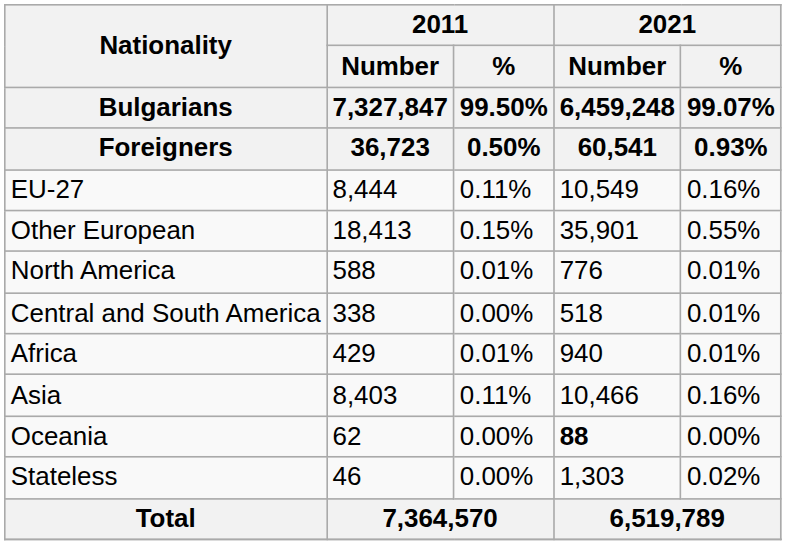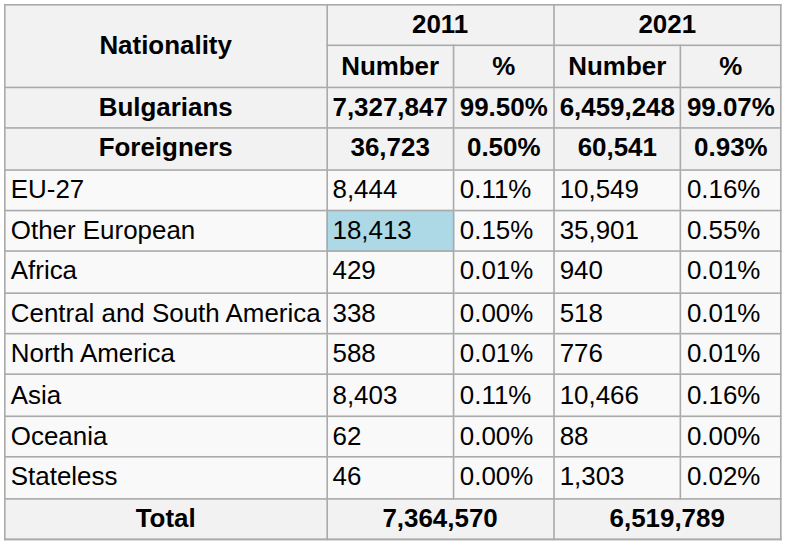(372, 230) no background -> (372, 230) lightblue background
rows swapped: (44, 353) <-> (93, 271)
(574, 436) bold -> (574, 436) normal
